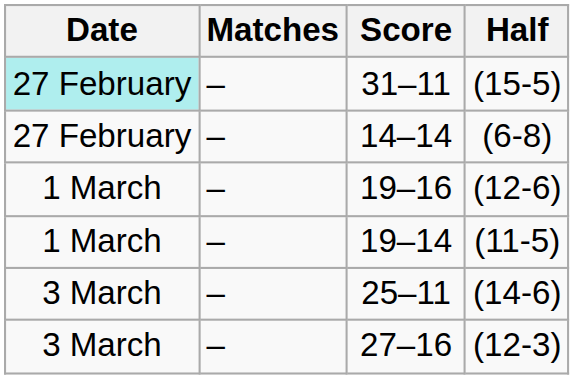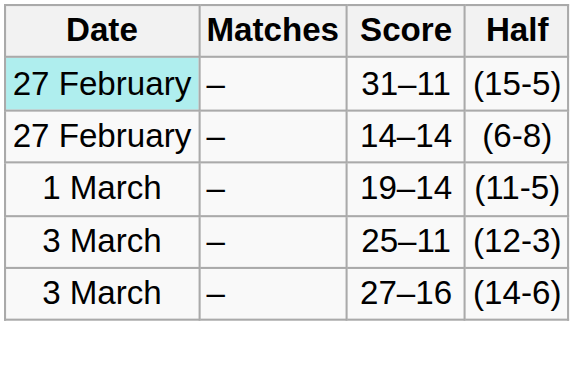- row: (406, 188)
(517, 293) (14-6) -> (517, 240) (12-3)
(517, 345) (12-3) -> (517, 293) (14-6)
